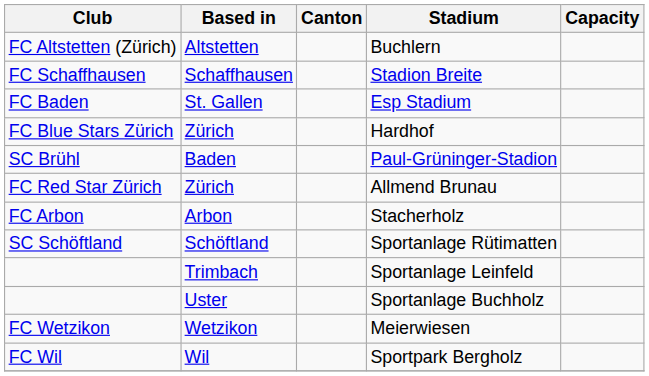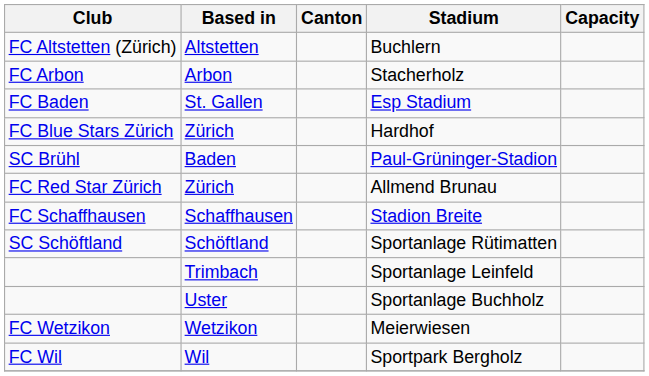rows swapped: (417, 215) <-> (426, 74)
